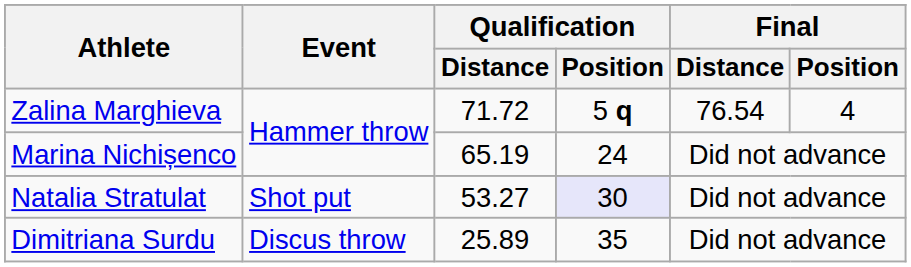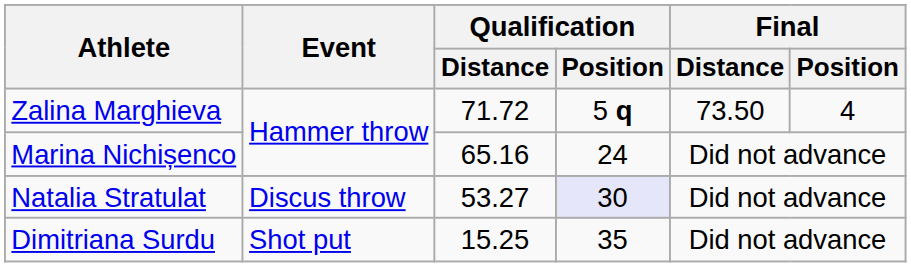(730, 111) 76.54 -> (730, 111) 73.50
(495, 154) 65.19 -> (495, 154) 65.16
(300, 197) Shot put -> (327, 197) Discus throw
(327, 241) Discus throw -> (300, 241) Shot put
(495, 241) 25.89 -> (495, 241) 15.25
